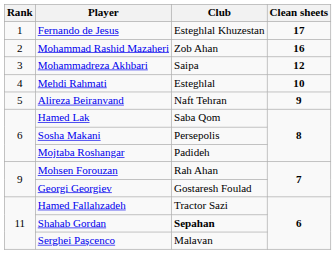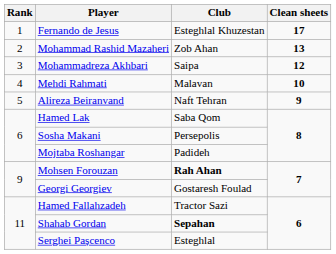(299, 48) 16 -> (299, 48) 13
(195, 83) Esteghlal -> (193, 83) Malavan
(196, 170) normal -> (198, 170) bold
(193, 240) Malavan -> (195, 240) Esteghlal
